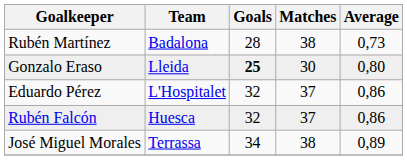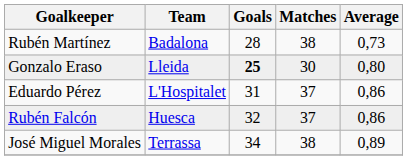(253, 92) 32 -> (253, 92) 31
